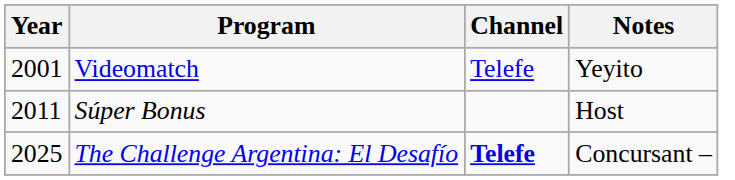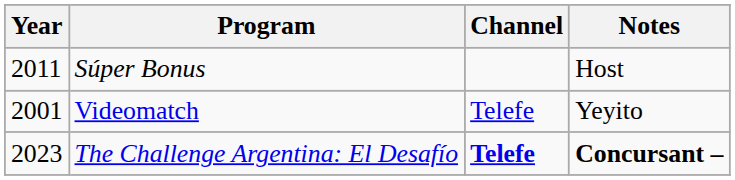rows swapped: (137, 68) <-> (140, 111)
(37, 153) 2025 -> (37, 153) 2023
(644, 153) normal -> (649, 153) bold
